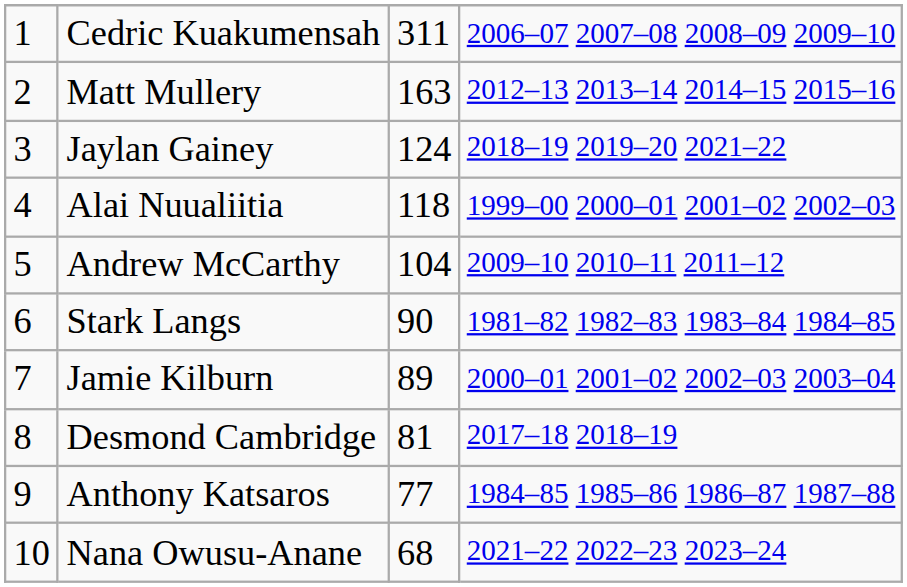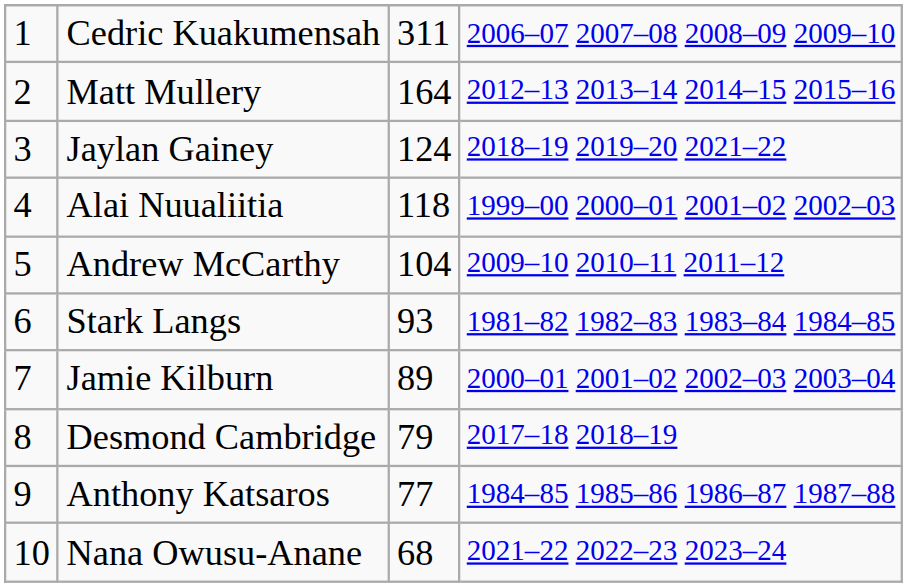(424, 90) 163 -> (424, 90) 164
(415, 321) 90 -> (415, 321) 93
(415, 436) 81 -> (415, 436) 79
